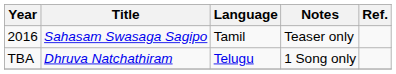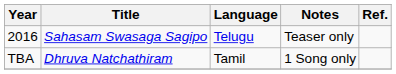(230, 36) Tamil -> (234, 36) Telugu
(234, 58) Telugu -> (230, 58) Tamil
